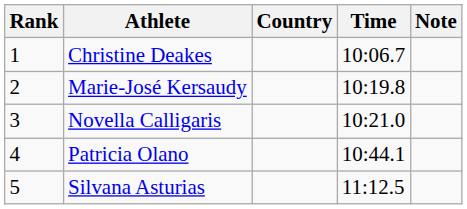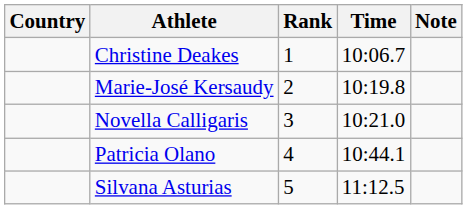columns swapped: (34, 21) <-> (294, 21)
